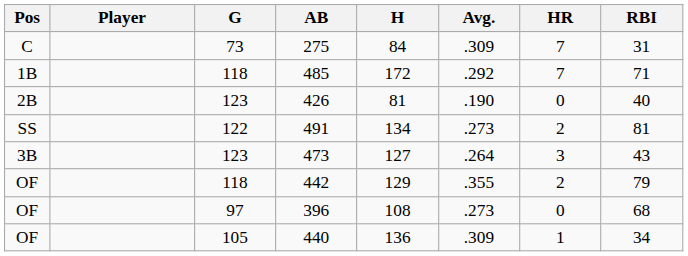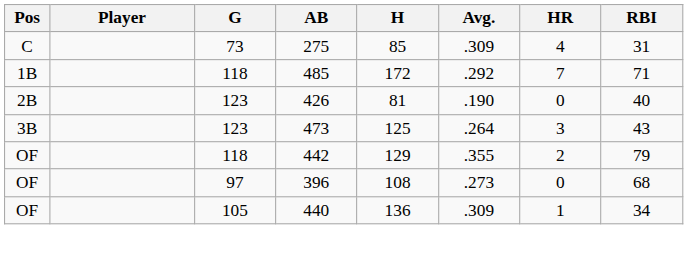(398, 45) 84 -> (398, 45) 85
(560, 45) 7 -> (560, 45) 4
- row: (316, 127)
(398, 155) 127 -> (398, 127) 125
